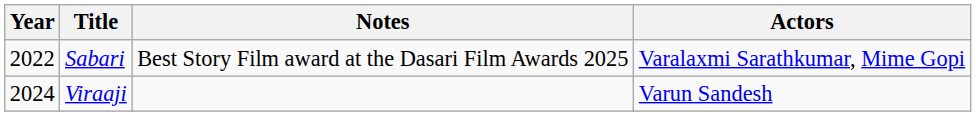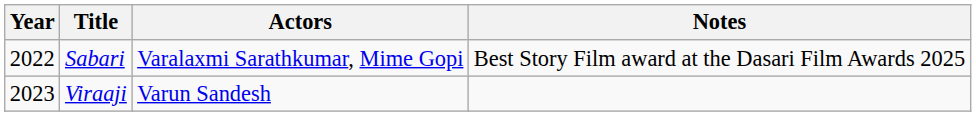columns swapped: (802, 22) <-> (383, 22)
(32, 93) 2024 -> (32, 93) 2023
